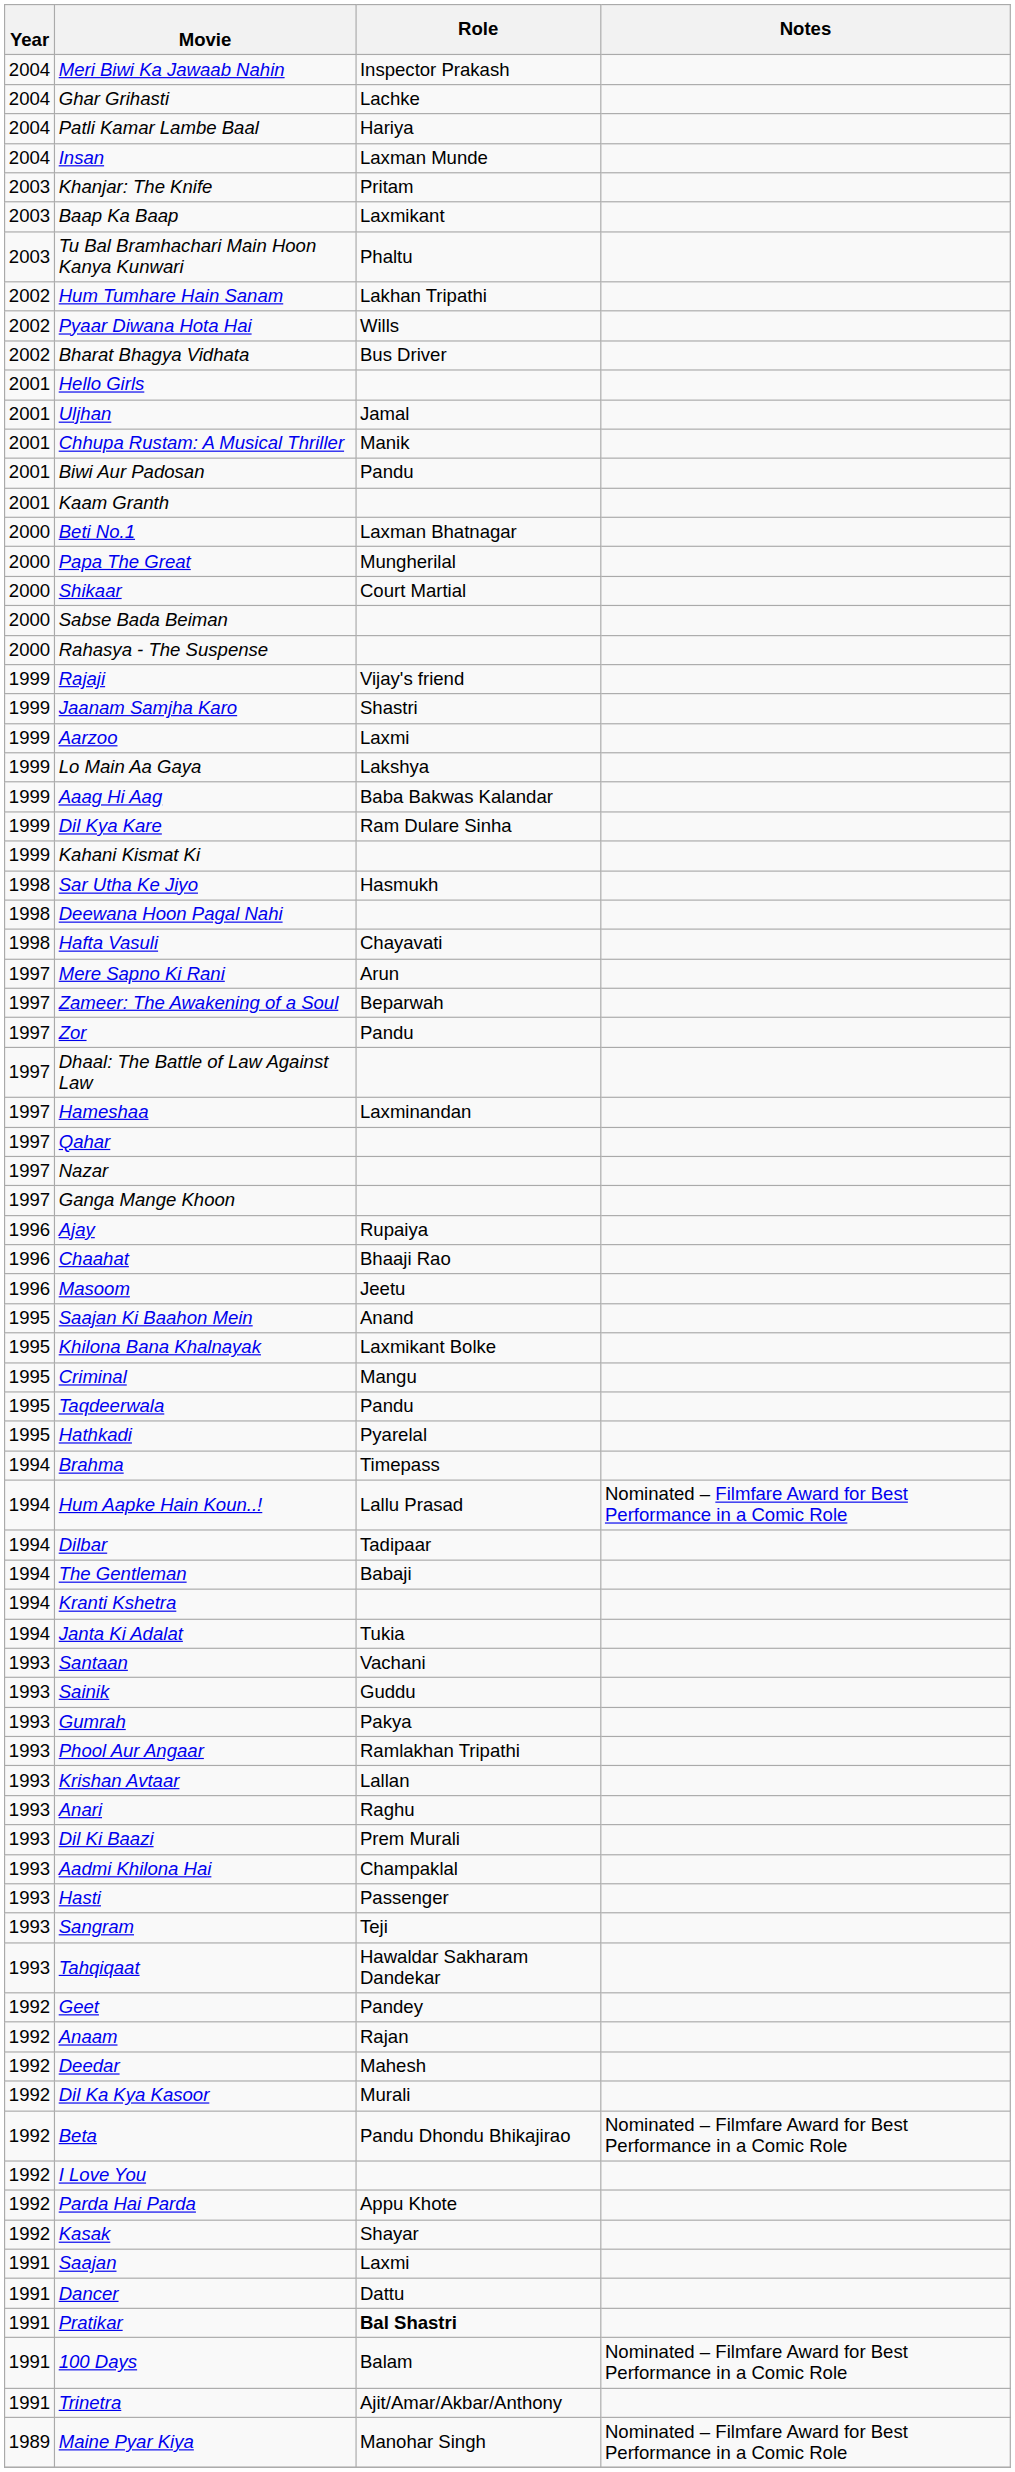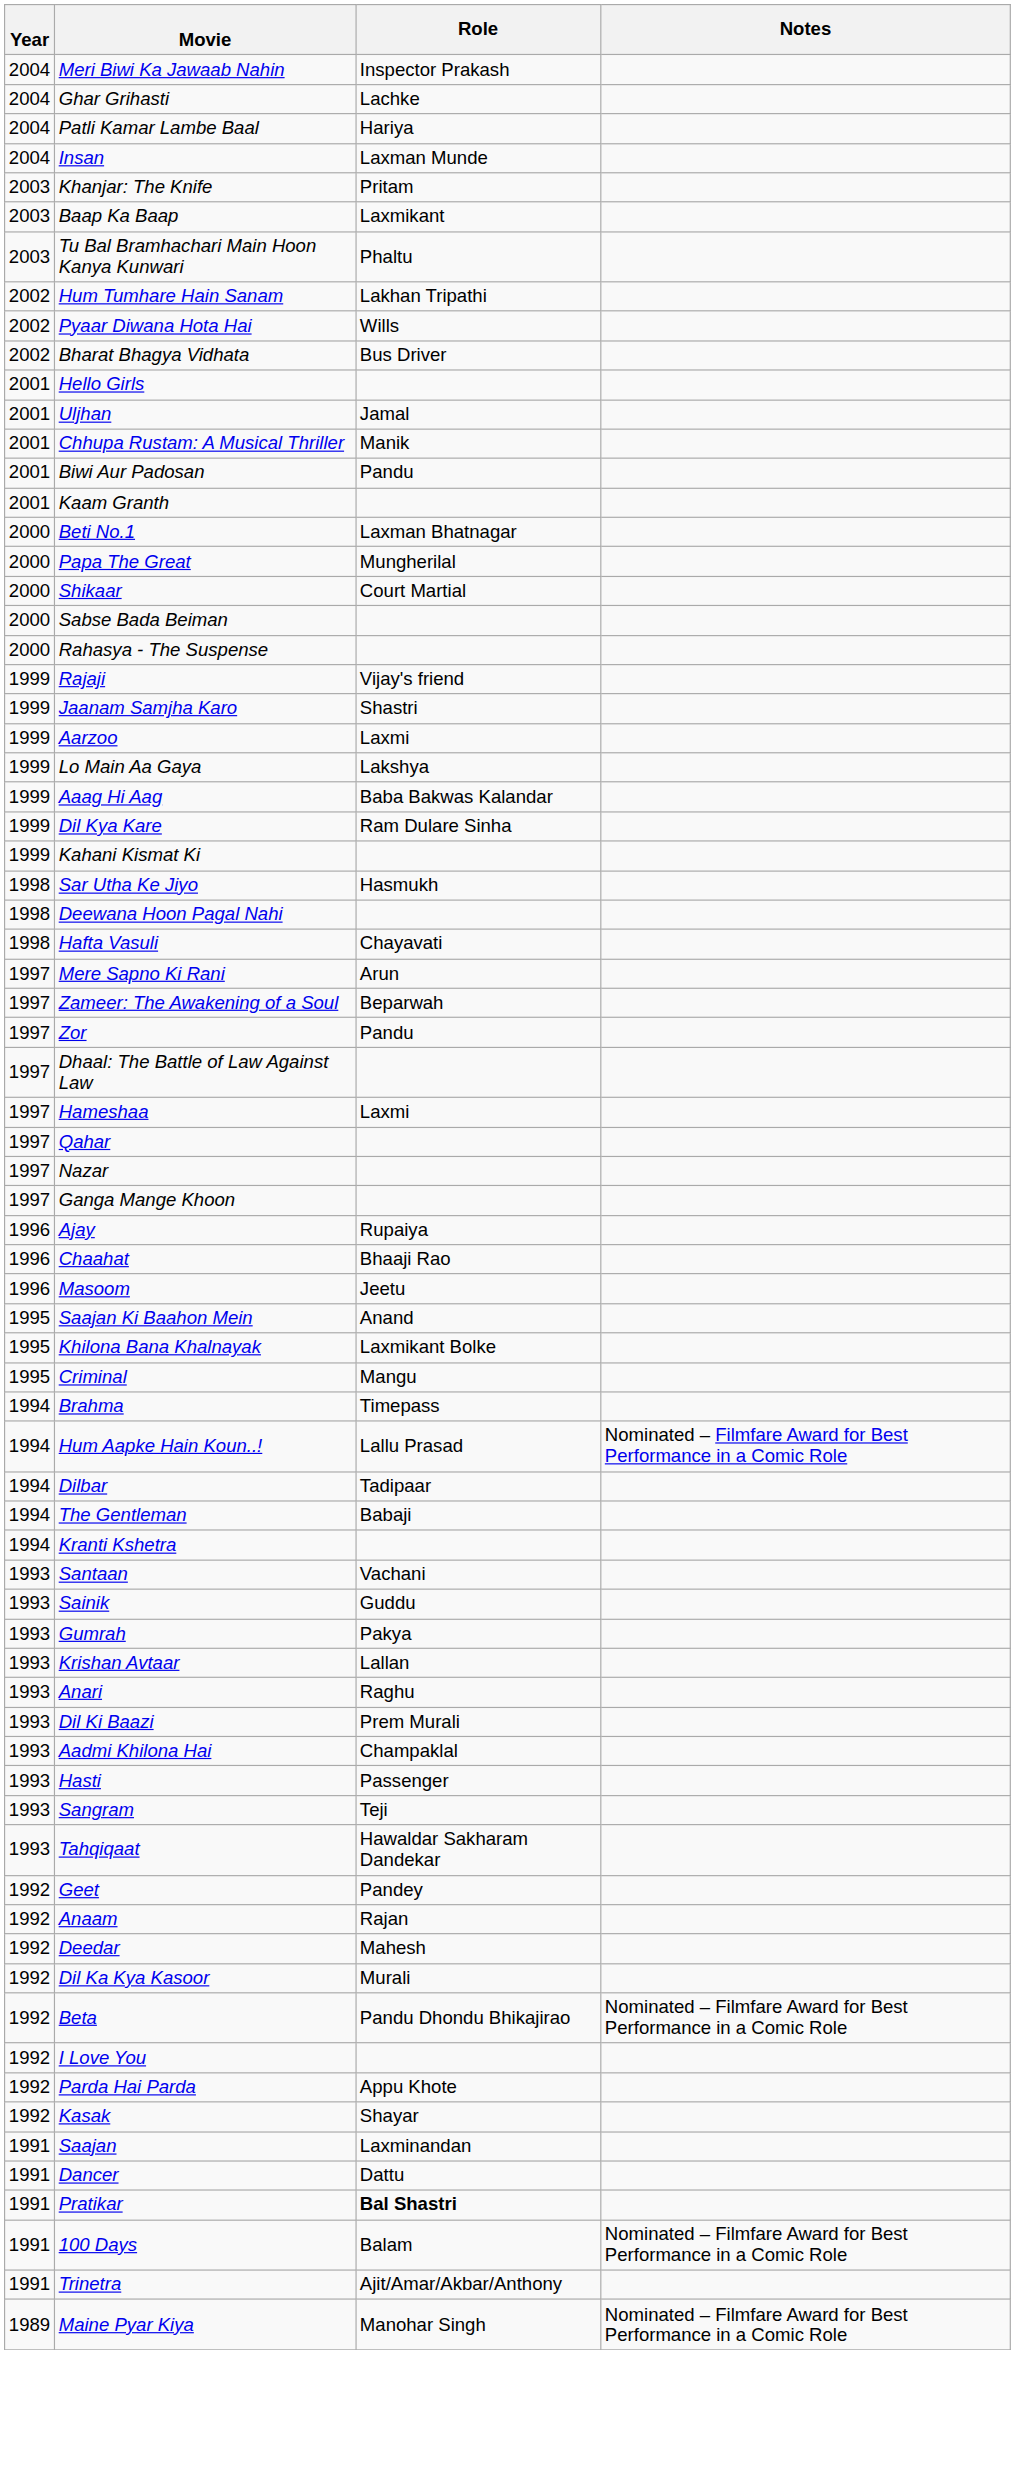(416, 1112) Laxminandan -> (385, 1112) Laxmi
- row: (111, 1406)
- row: (95, 1435)
- row: (121, 1633)
- row: (131, 1751)
(385, 2263) Laxmi -> (416, 2146) Laxminandan
